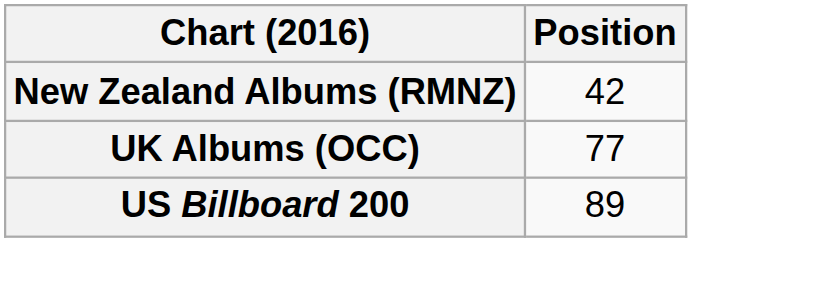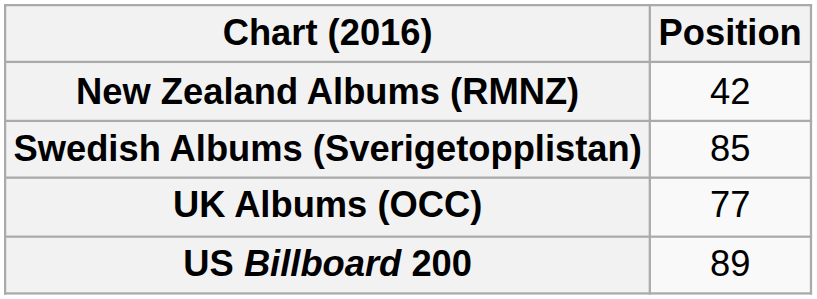+ row: (328, 148)
